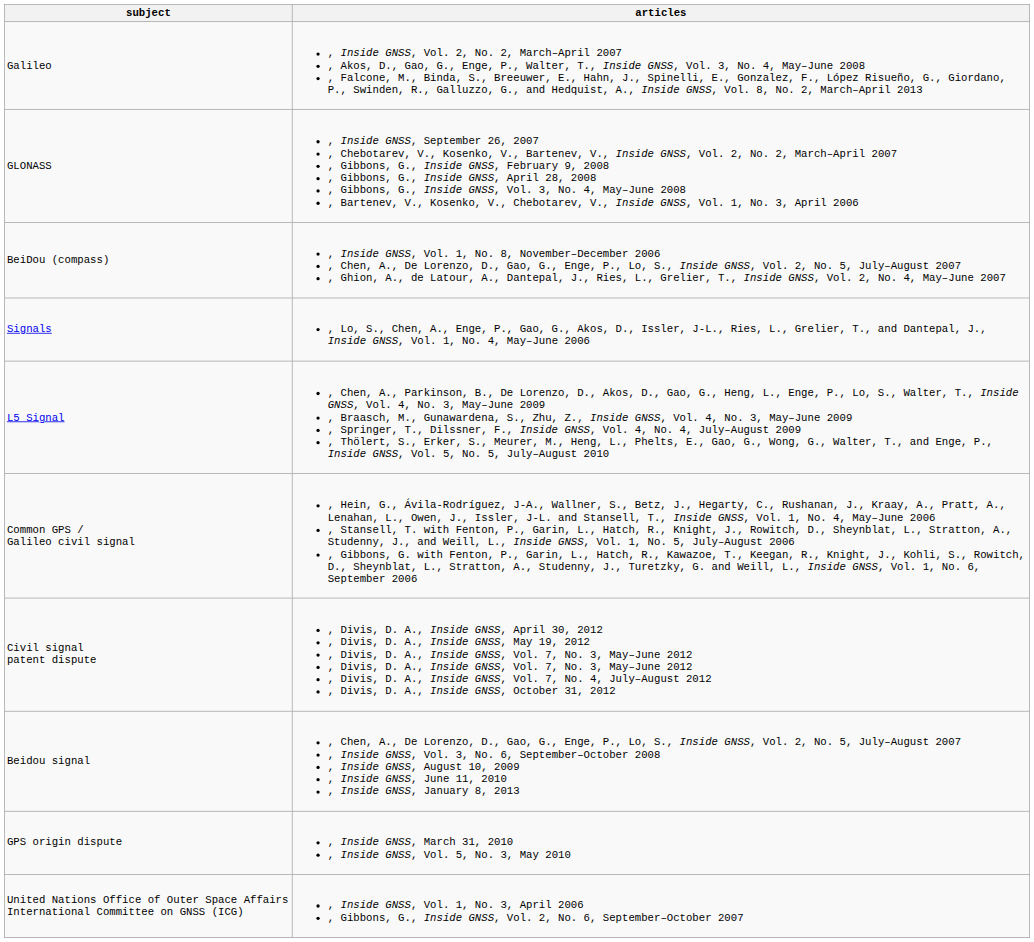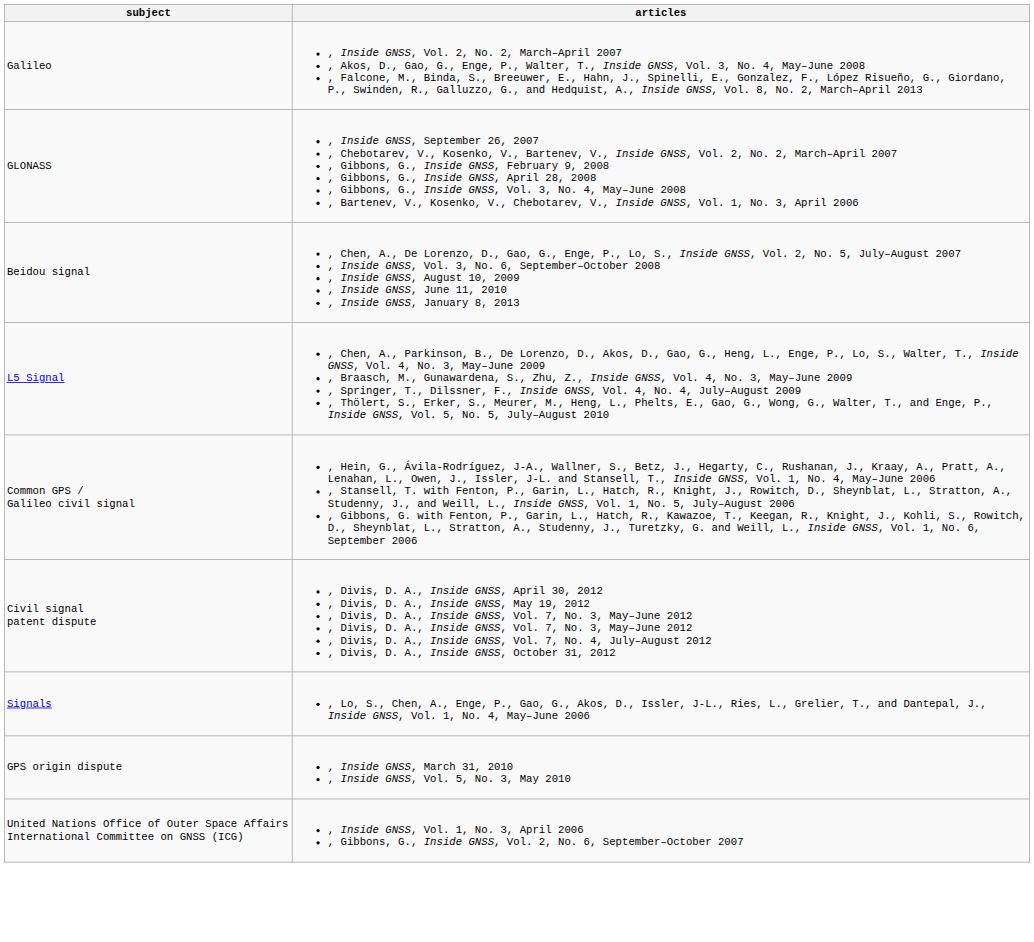- row: (58, 260)
rows swapped: (29, 329) <-> (49, 761)
